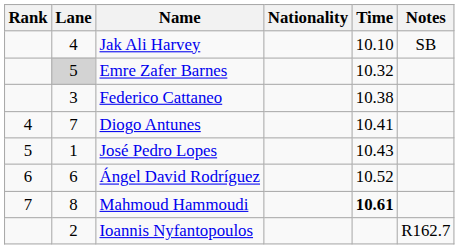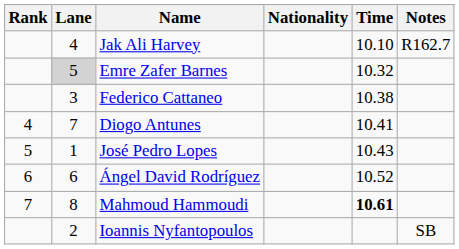(426, 44) SB -> (426, 44) R162.7
(426, 230) R162.7 -> (426, 230) SB
